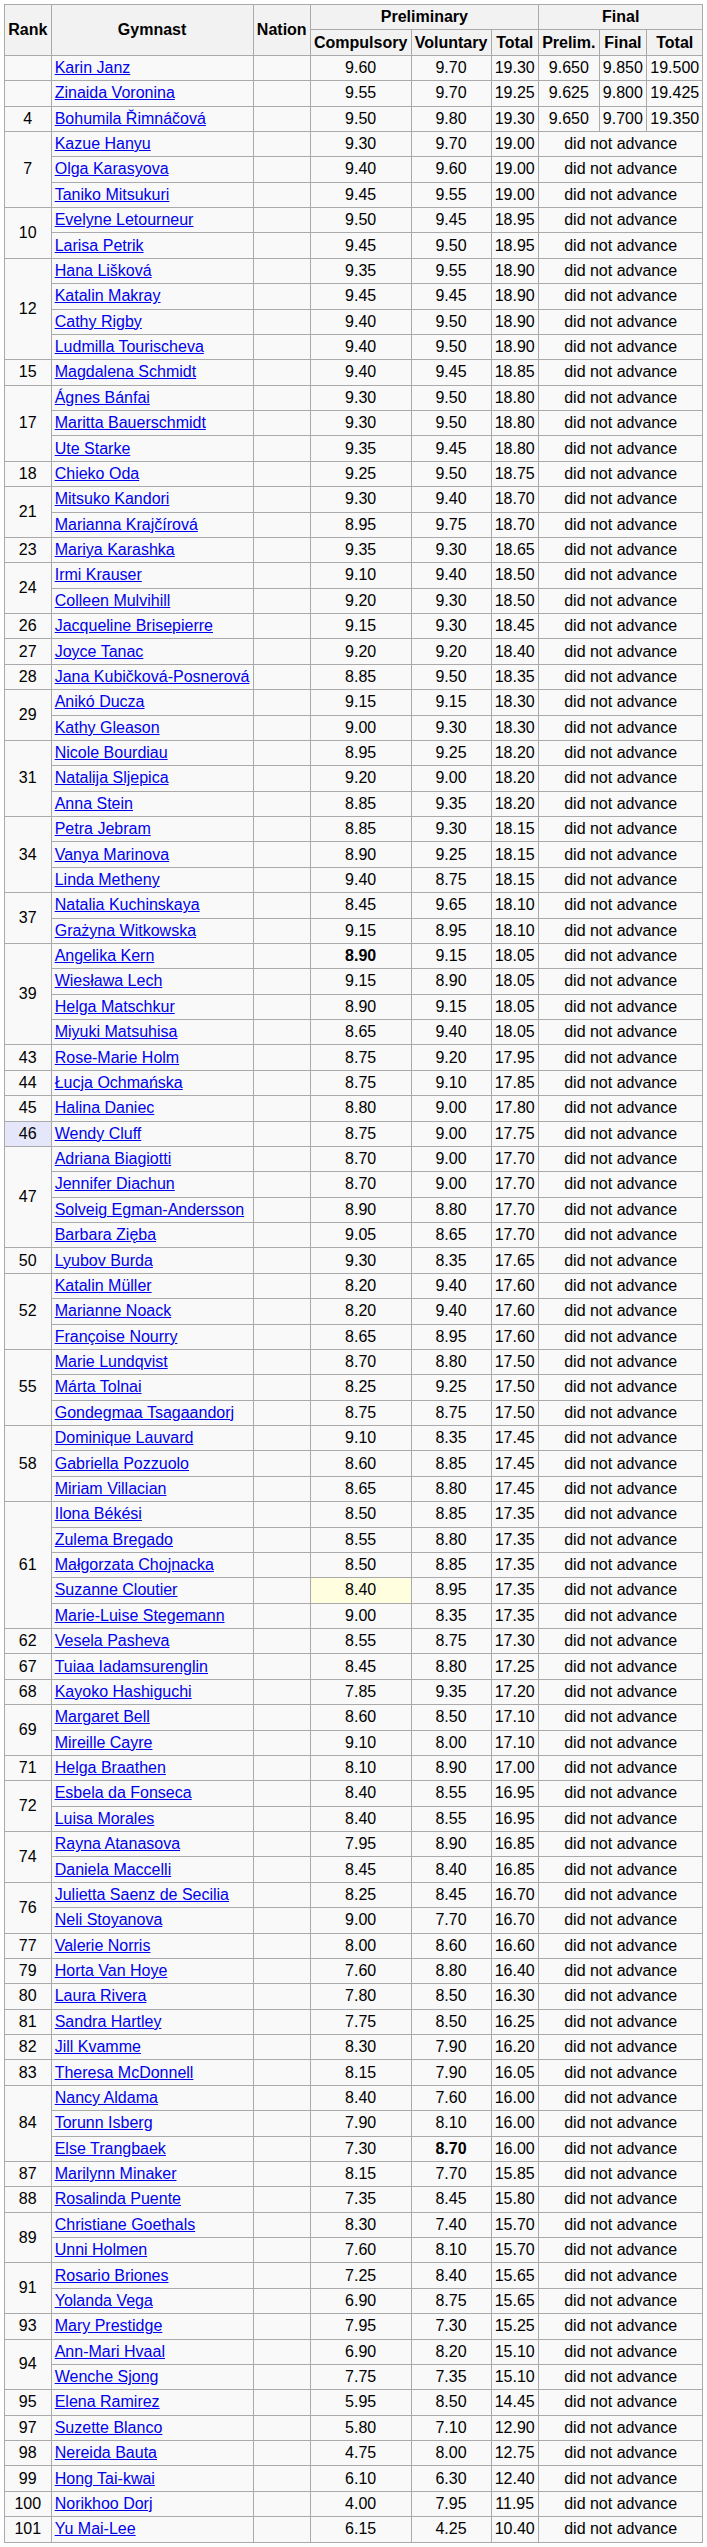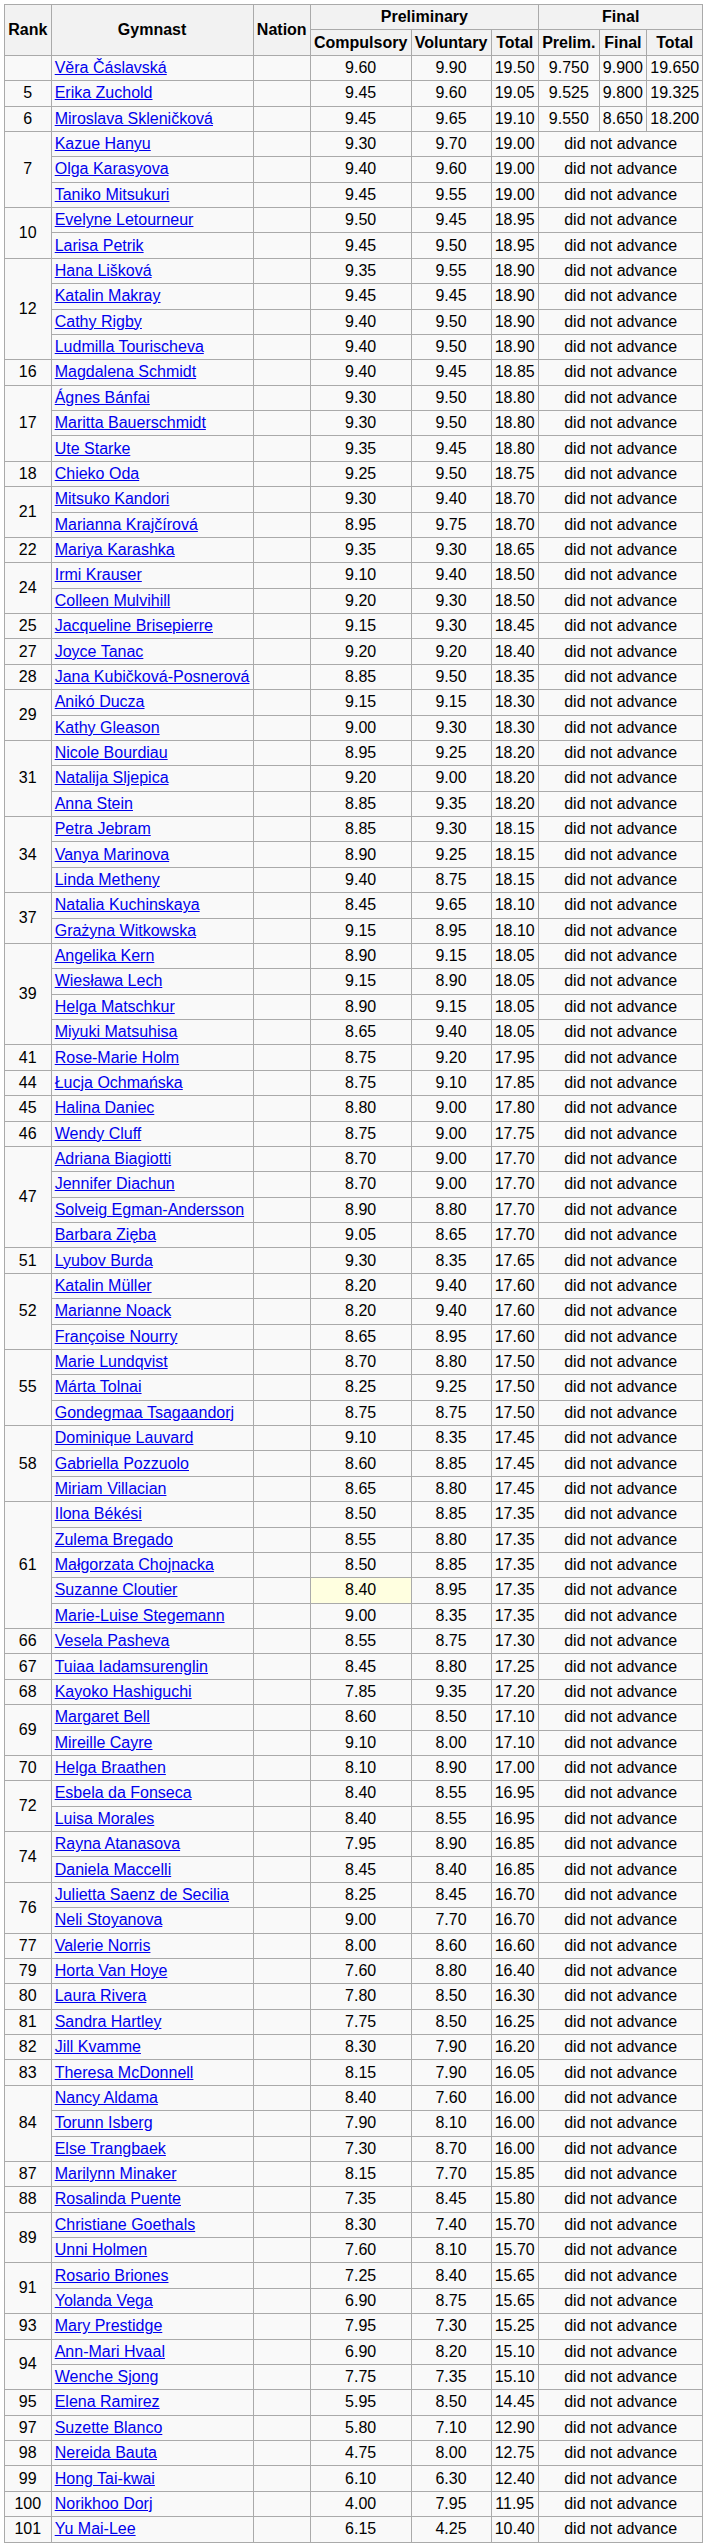+ row: (111, 67)
- row: (92, 67)
- row: (115, 93)
- row: (130, 118)
+ row: (104, 93)
+ row: (134, 118)
(28, 372) 15 -> (28, 372) 16
(28, 550) 23 -> (28, 550) 22
(28, 626) 26 -> (28, 626) 25
(361, 956) bold -> (361, 956) normal
(28, 1057) 43 -> (28, 1057) 41
(28, 1133) lavender background -> (28, 1133) no background
(28, 1260) 50 -> (28, 1260) 51
(28, 1641) 62 -> (28, 1641) 66
(28, 1768) 71 -> (28, 1768) 70
(451, 2148) bold -> (451, 2148) normal
